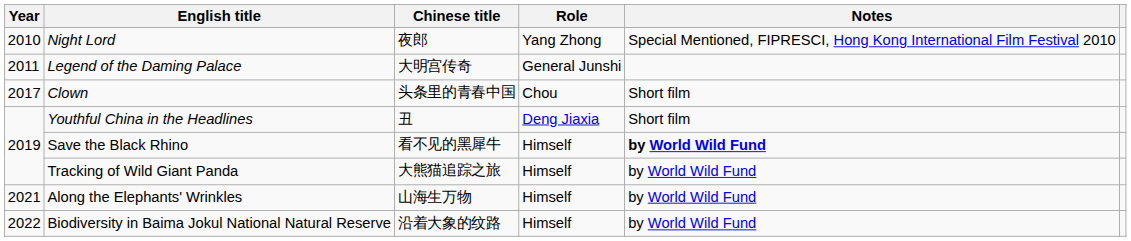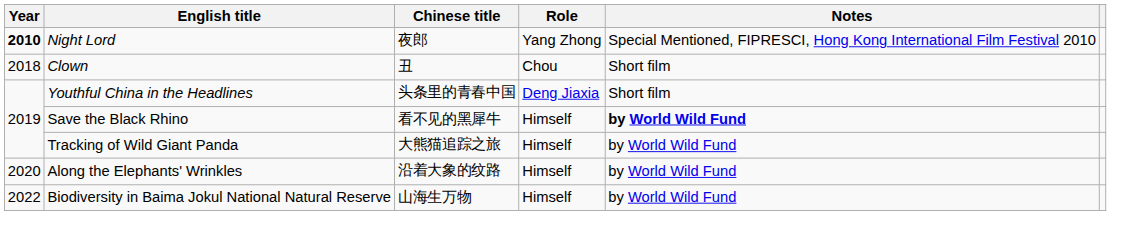(24, 40) normal -> (24, 40) bold
- row: (144, 67)
(24, 93) 2017 -> (24, 67) 2018
(457, 92) 头条里的青春中国 -> (405, 66) 丑
(405, 118) 丑 -> (457, 92) 头条里的青春中国
(24, 197) 2021 -> (24, 171) 2020
(435, 197) 山海生万物 -> (449, 170) 沿着大象的纹路
(449, 223) 沿着大象的纹路 -> (435, 197) 山海生万物
